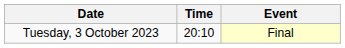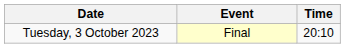columns swapped: (199, 14) <-> (281, 14)
